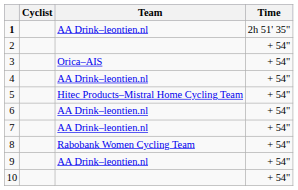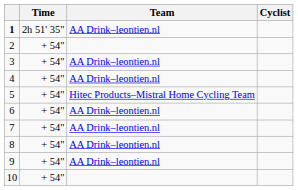columns swapped: (37, 12) <-> (269, 12)
(80, 62) Orica–AIS -> (115, 62) AA Drink–leontien.nl
(126, 144) Rabobank Women Cycling Team -> (115, 144) AA Drink–leontien.nl
